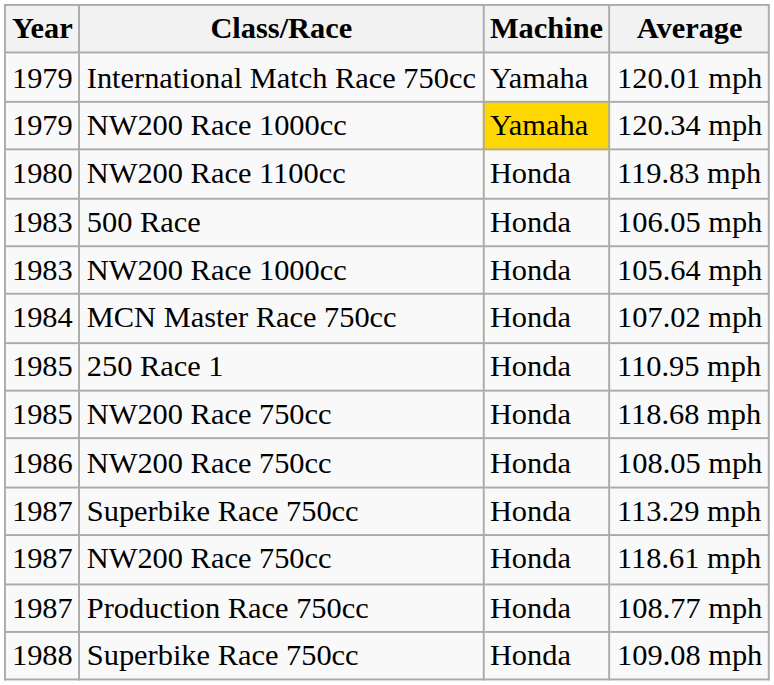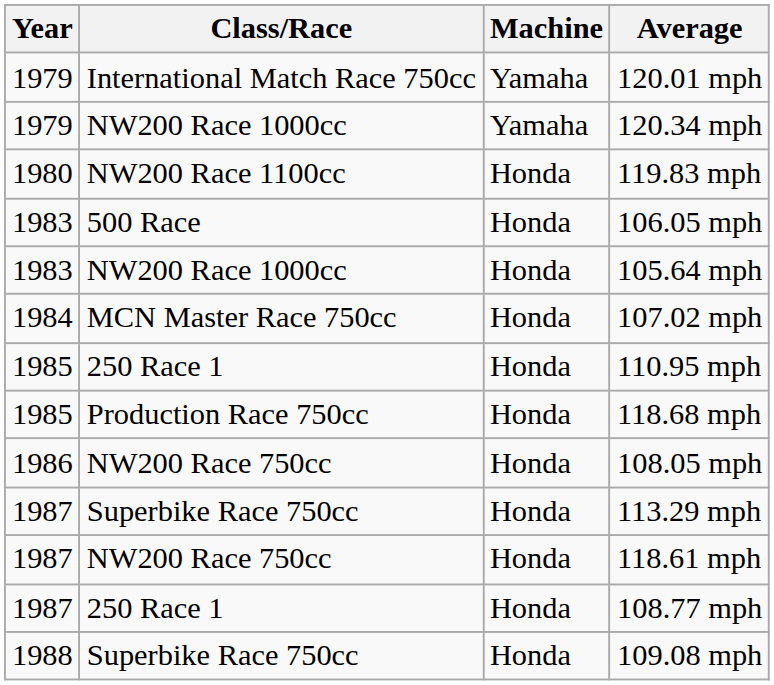(539, 125) gold background -> (539, 125) no background
(209, 414) NW200 Race 750cc -> (228, 414) Production Race 750cc
(228, 607) Production Race 750cc -> (155, 607) 250 Race 1
